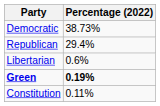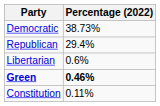(80, 77) 0.19% -> (80, 77) 0.46%
